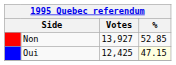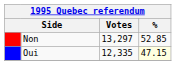(117, 40) 13,927 -> (117, 40) 13,297
(117, 54) 12,425 -> (117, 54) 12,335
